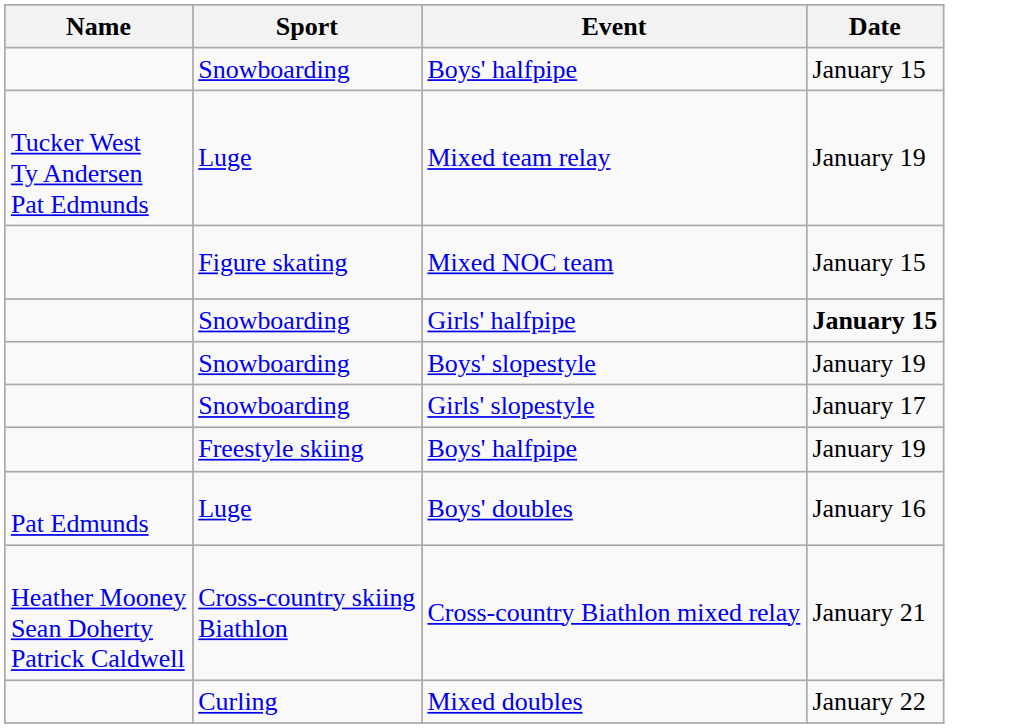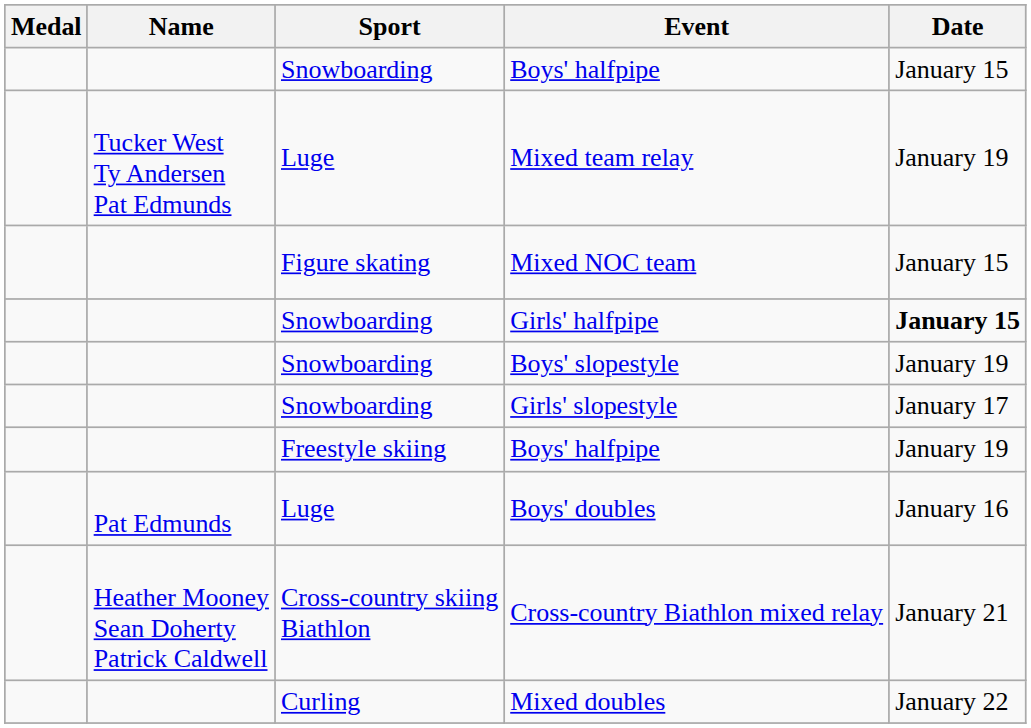+ column: (46, 26)
